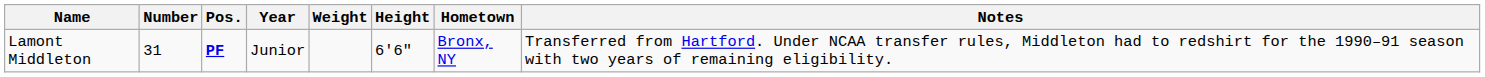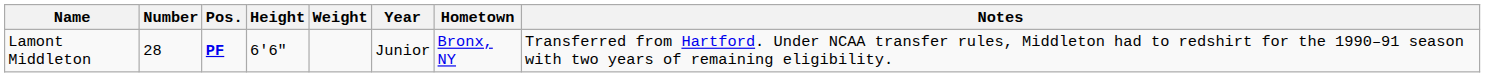columns swapped: (403, 17) <-> (278, 17)
(153, 51) 31 -> (153, 51) 28
